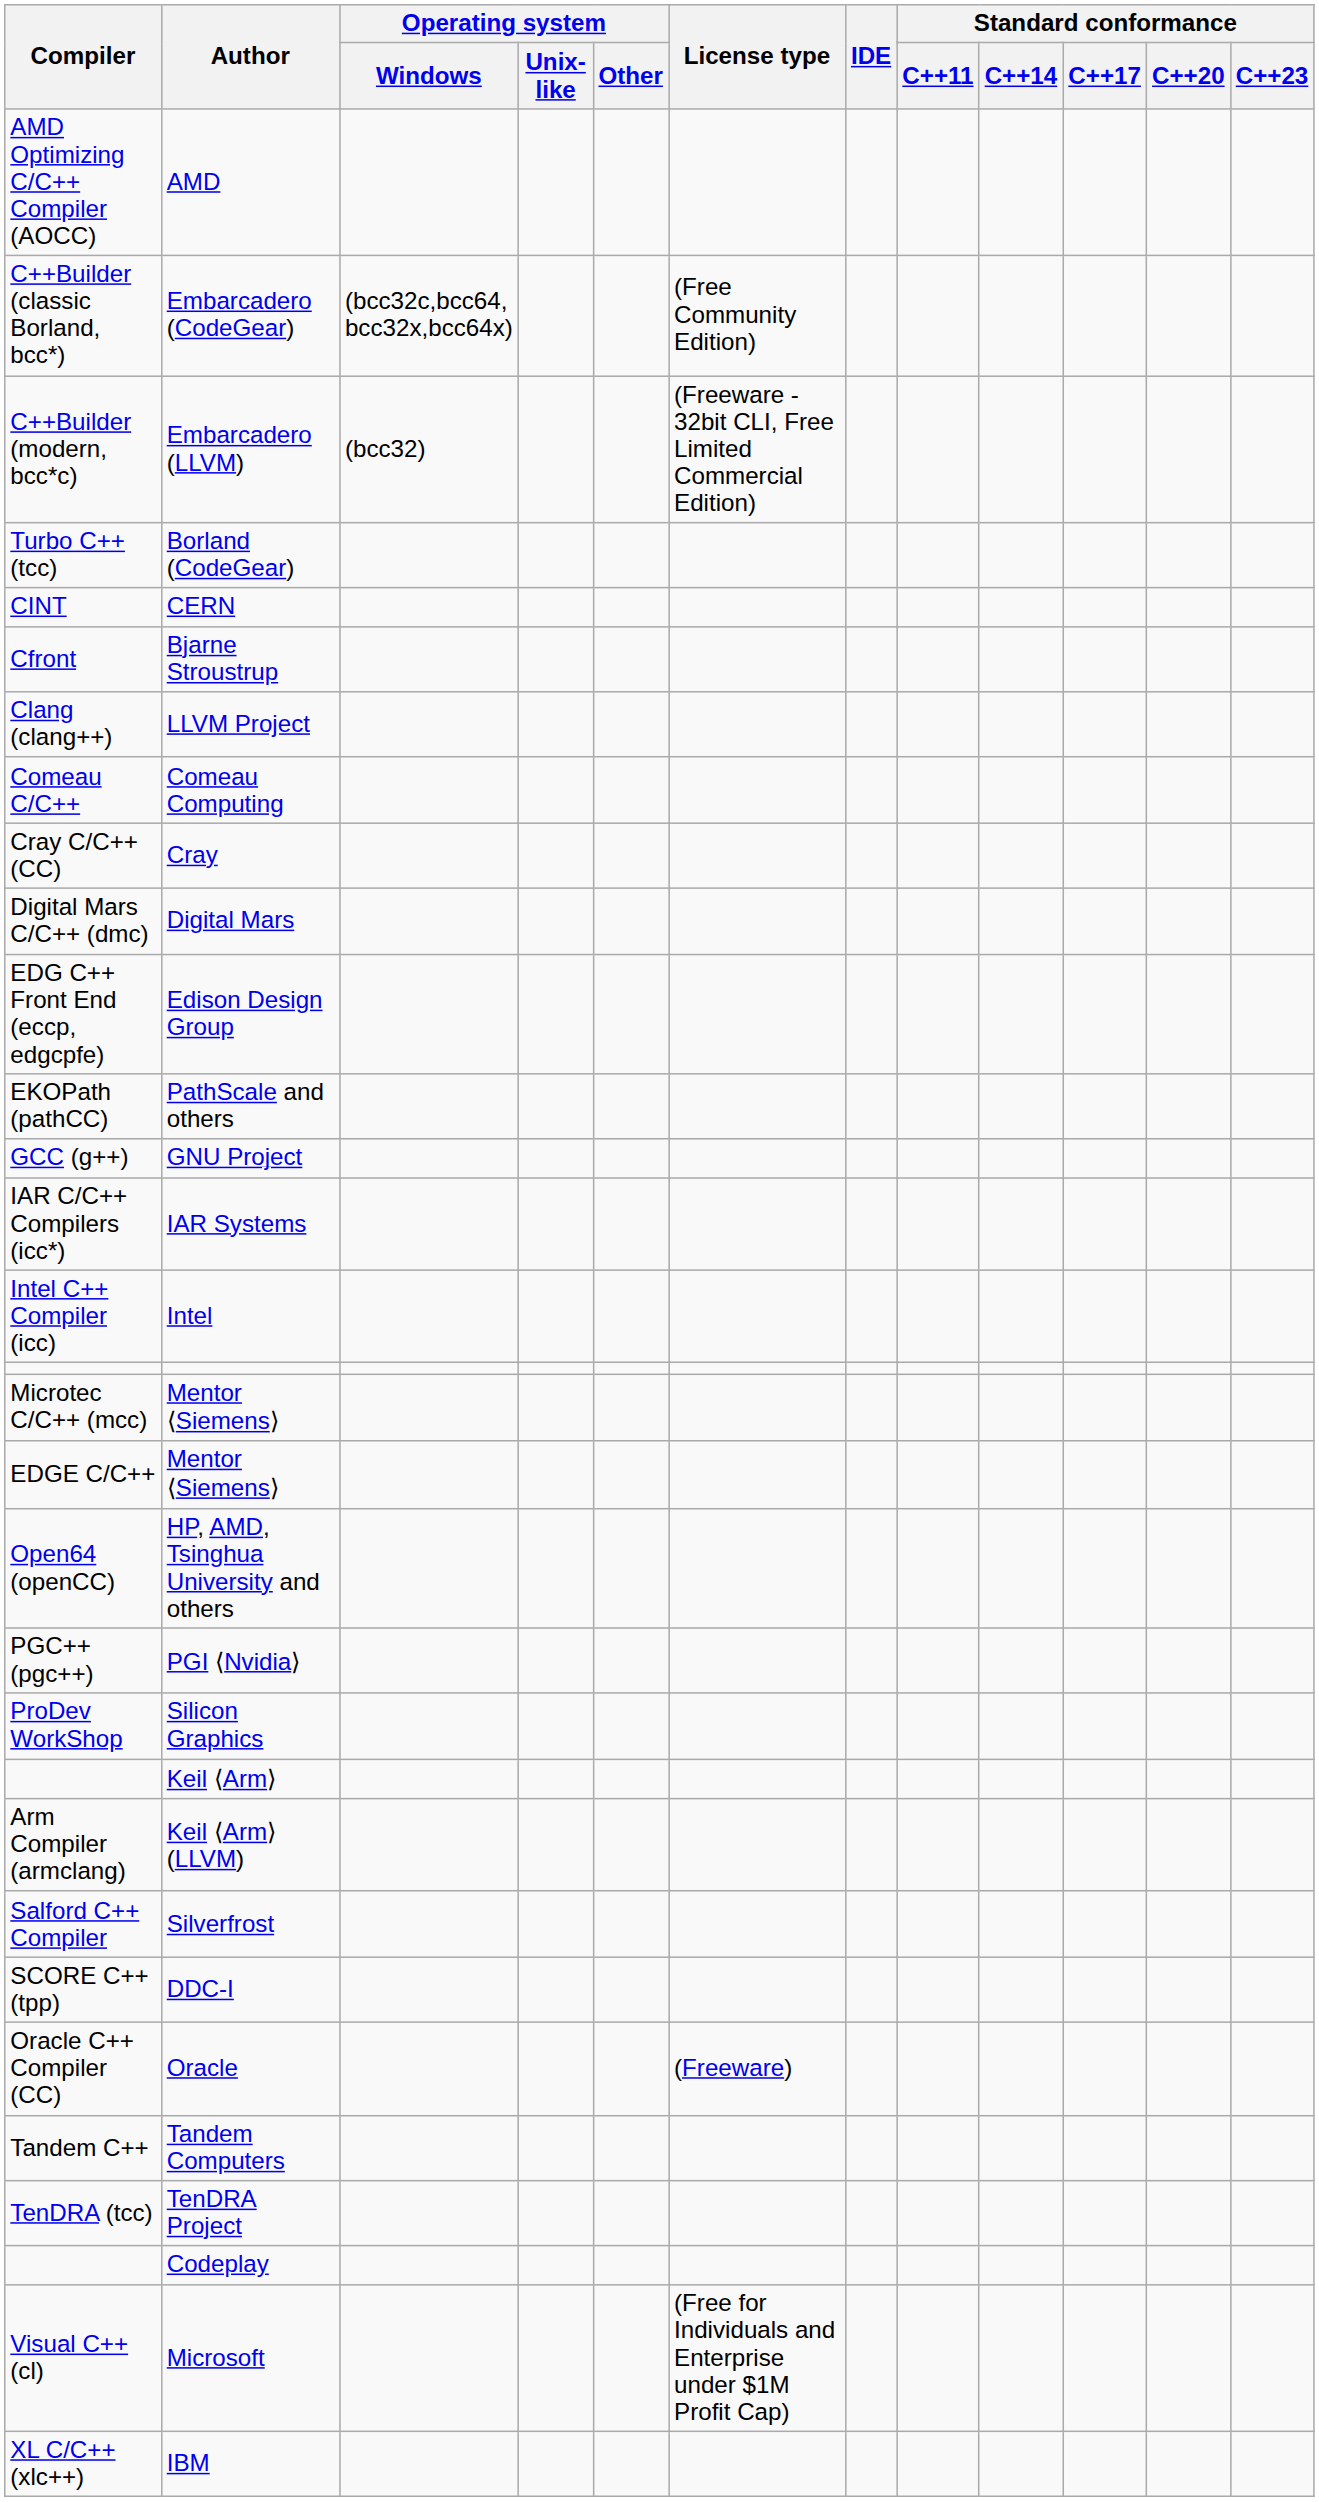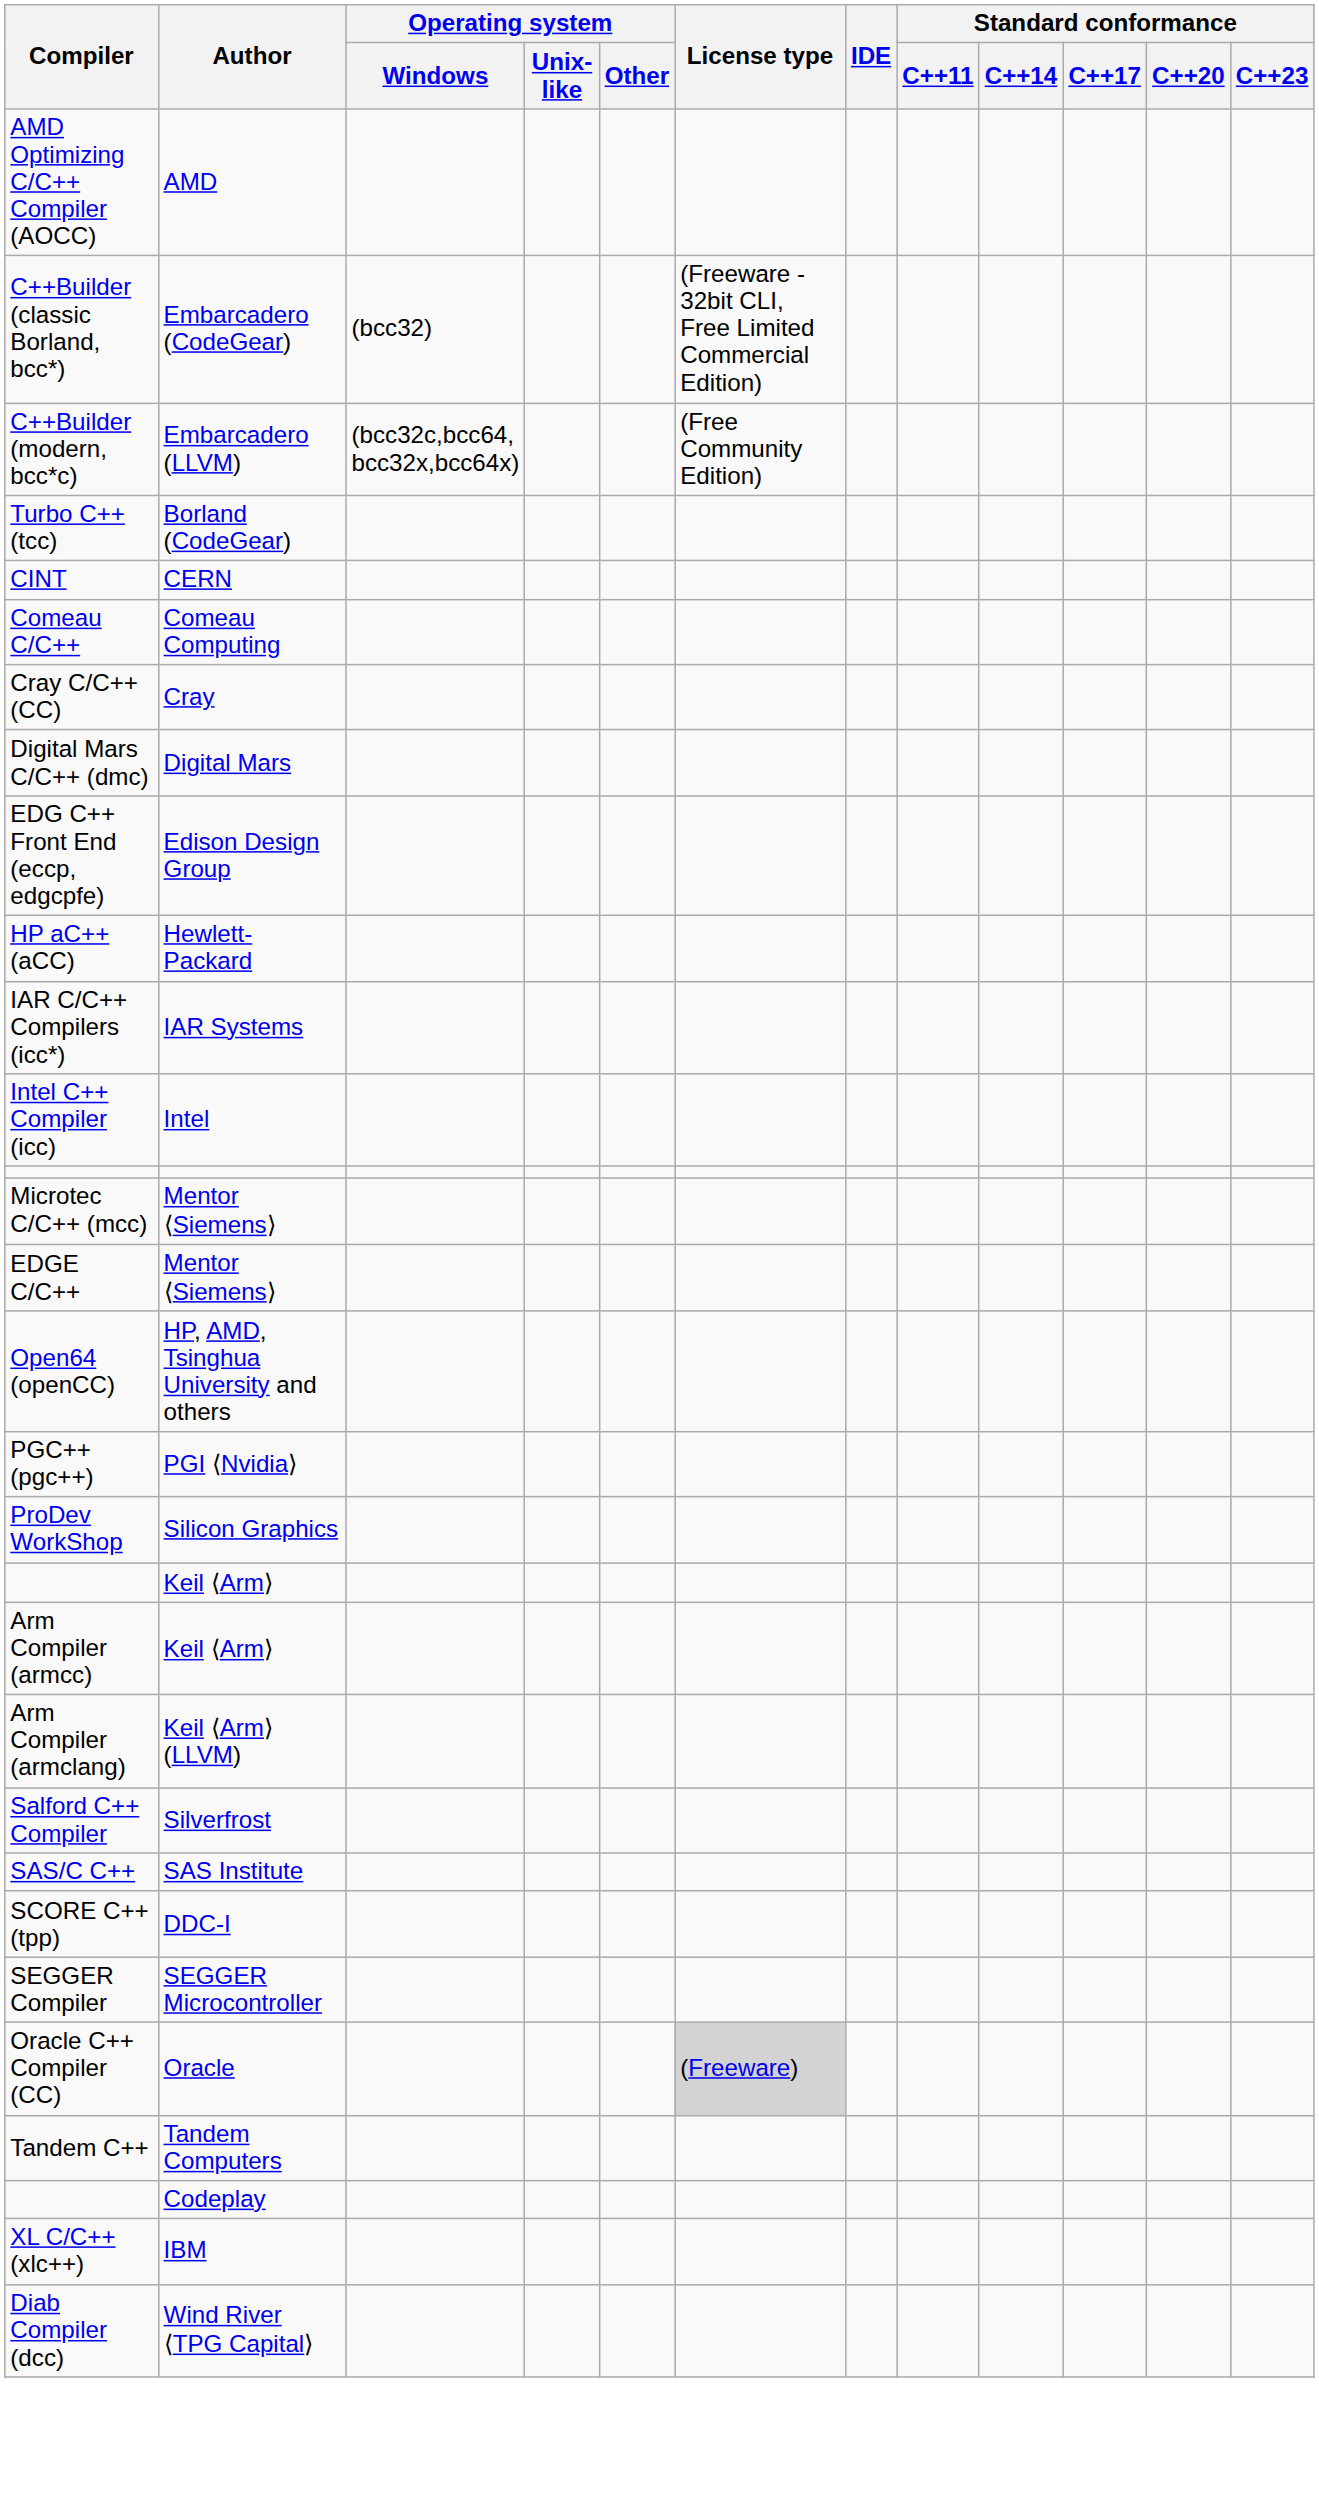(429, 315) (bcc32c,bcc64, bcc32x,bcc64x) -> (392, 328) (bcc32)
(735, 315) (Free Community Edition) -> (747, 328) (Freeware - 32bit CLI, Free Limited Commercial Edition)
(385, 448) (bcc32) -> (435, 448) (bcc32c,bcc64, bcc32x,bcc64x)
(754, 448) (Freeware - 32bit CLI, Free Limited Commercial Edition) -> (741, 448) (Free Community Edition)
- row: (43, 658)
- row: (61, 724)
- row: (61, 1106)
- row: (69, 1158)
+ row: (60, 947)
+ row: (59, 1648)
+ row: (73, 1871)
+ row: (62, 1989)
(733, 2068) no background -> (739, 2068) lightgrey background
- row: (81, 2212)
- row: (69, 2357)
+ row: (59, 2330)
